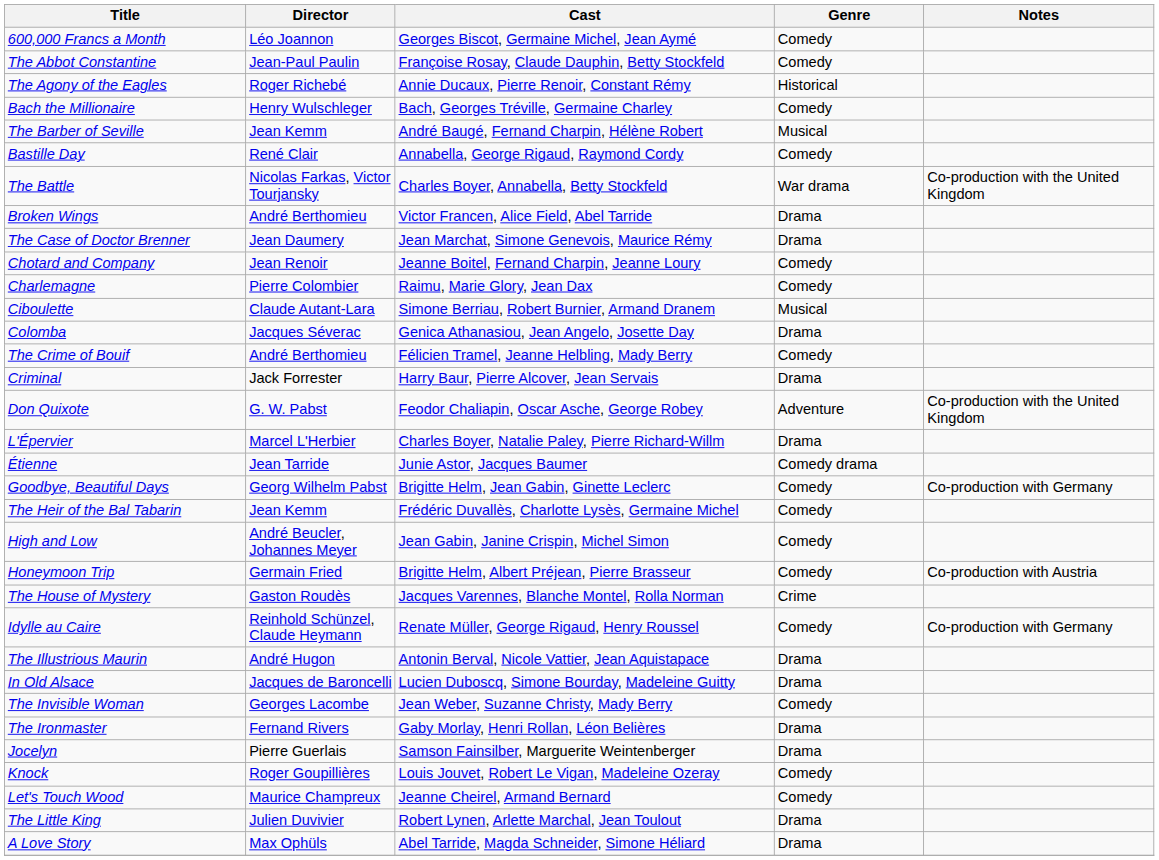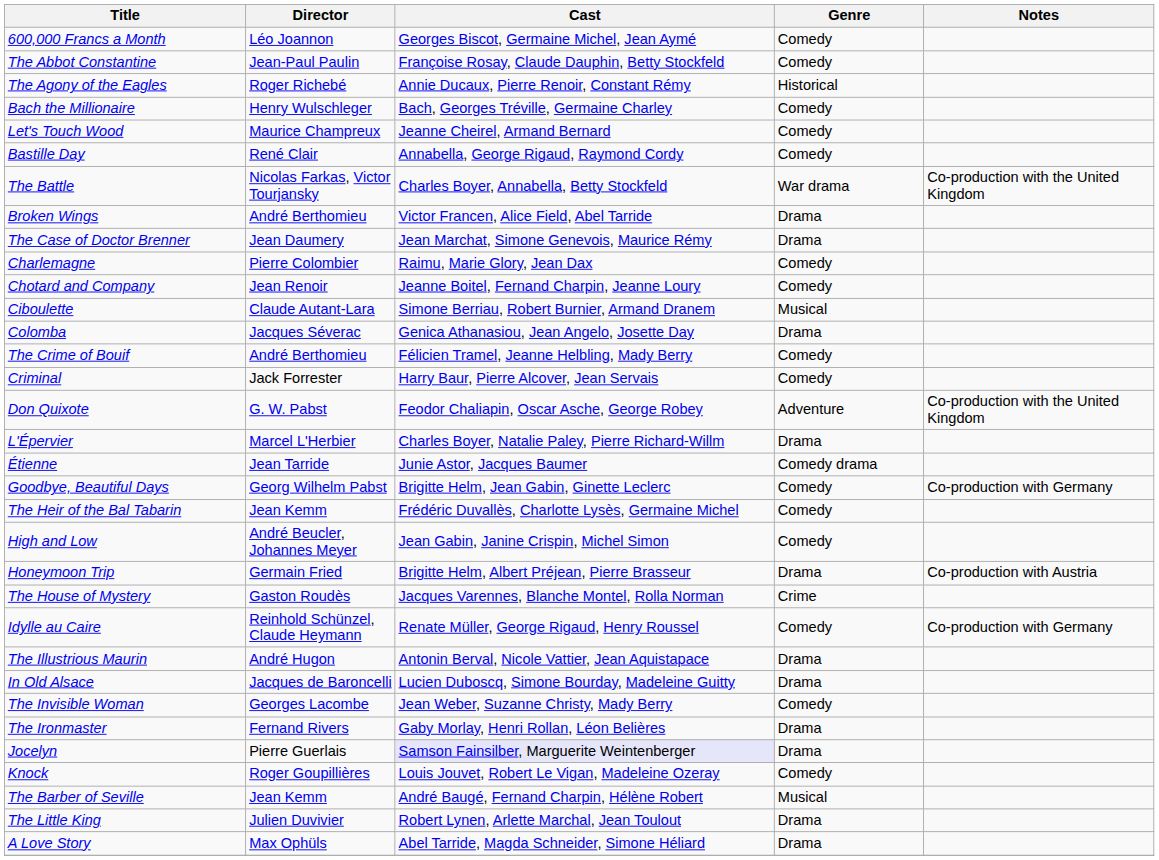rows swapped: (76, 131) <-> (66, 797)
rows swapped: (52, 286) <-> (81, 263)
(800, 378) Drama -> (805, 378) Comedy
(805, 573) Comedy -> (800, 573) Drama
(547, 751) no background -> (547, 751) lavender background
